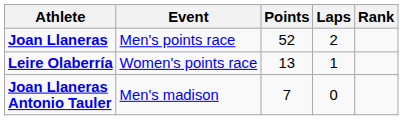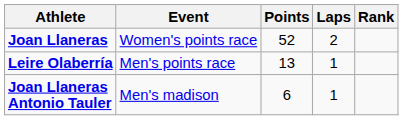(177, 40) Men's points race -> (188, 40) Women's points race
(188, 63) Women's points race -> (177, 63) Men's points race
(287, 95) 7 -> (287, 95) 6
(334, 95) 0 -> (334, 95) 1
